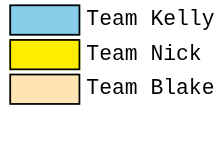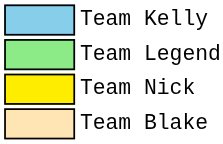+ row: (150, 55)
